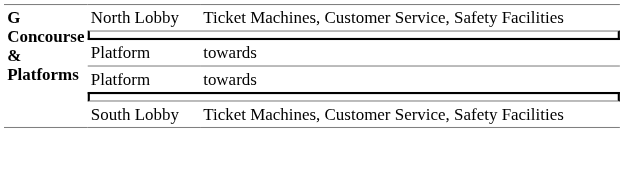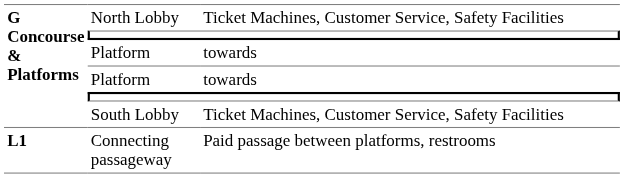+ row: (131, 150)
